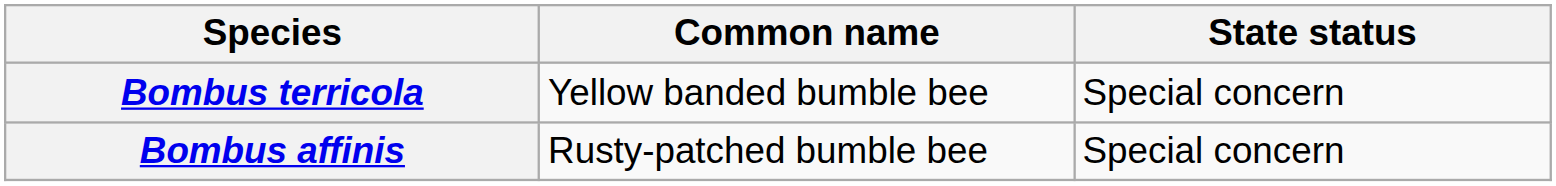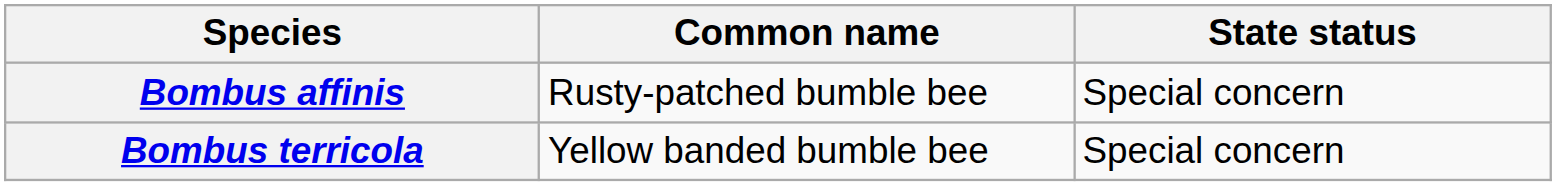rows swapped: (272, 150) <-> (272, 92)
